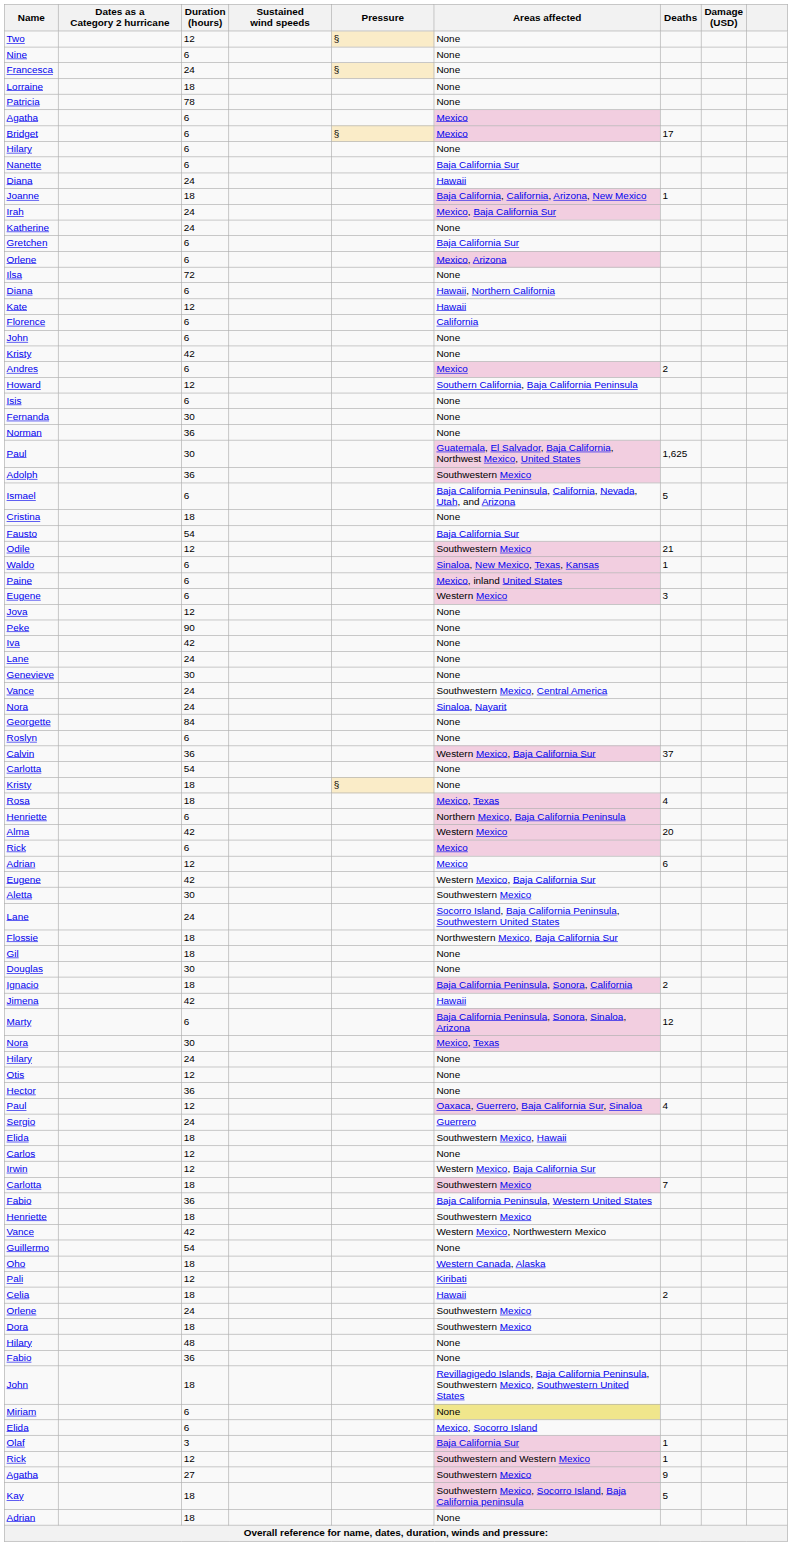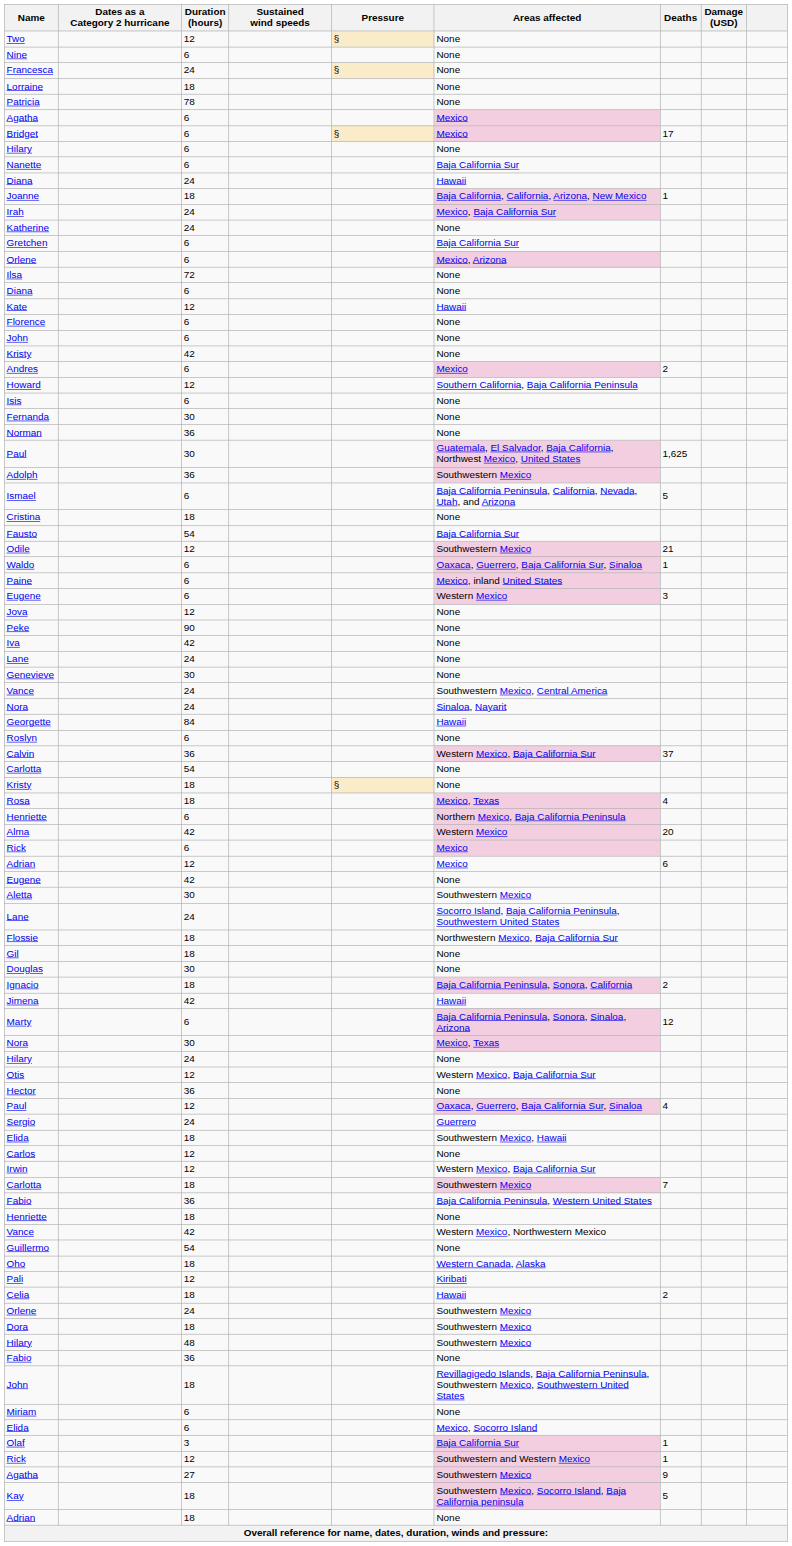(496, 290) Hawaii, Northern California -> (448, 290) None
(457, 322) California -> (448, 322) None
(518, 565) Sinaloa, New Mexico, Texas, Kansas -> (539, 565) Oaxaca, Guerrero, Baja California Sur, Sinaloa
(448, 722) None -> (451, 722) Hawaii
(516, 879) Western Mexico, Baja California Sur -> (448, 879) None
(448, 1075) None -> (516, 1075) Western Mexico, Baja California Sur
(484, 1216) Southwestern Mexico -> (448, 1216) None
(448, 1342) None -> (484, 1342) Southwestern Mexico
(448, 1412) khaki background -> (448, 1412) no background
